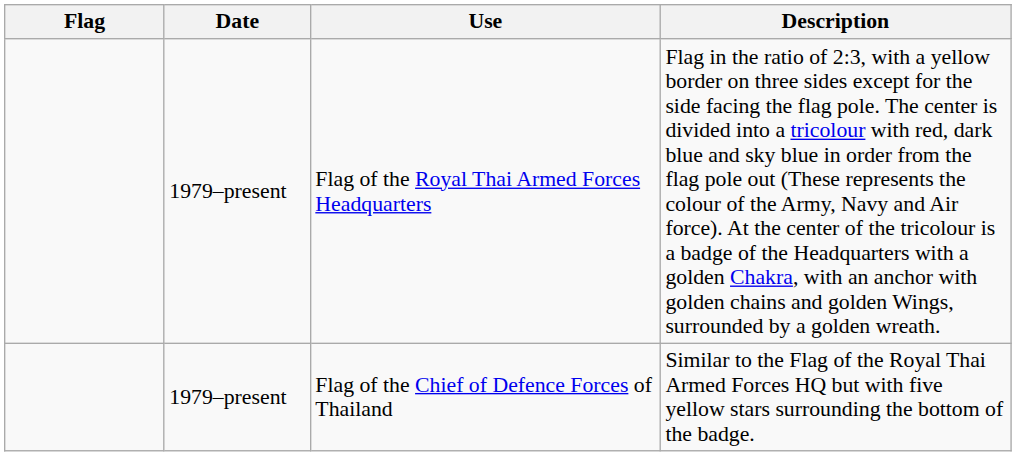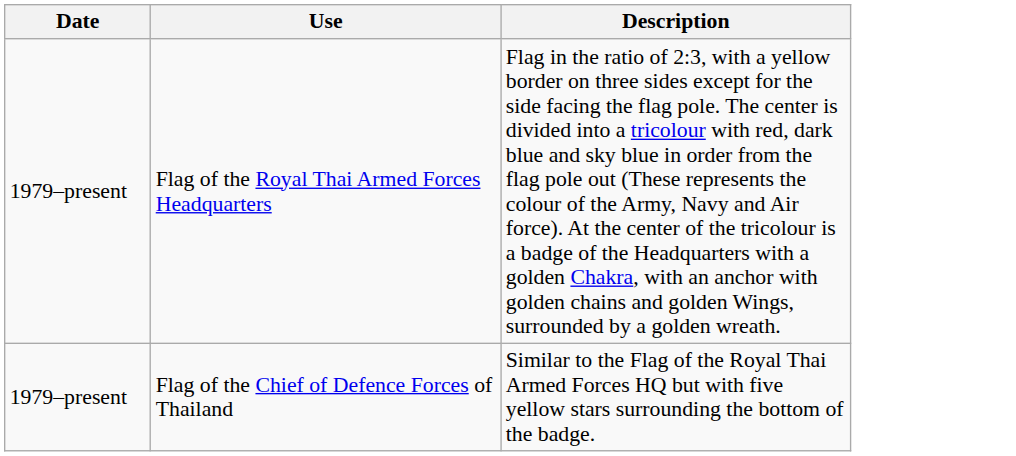- column: (84, 21)
